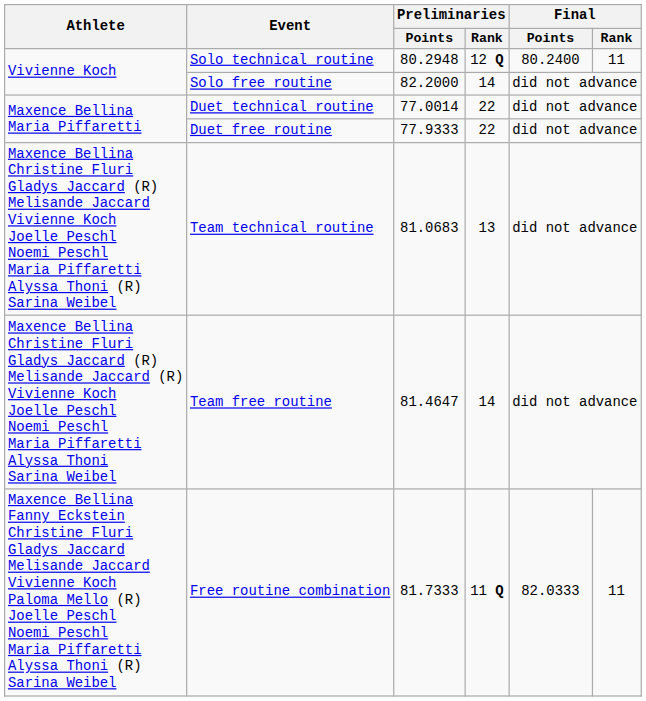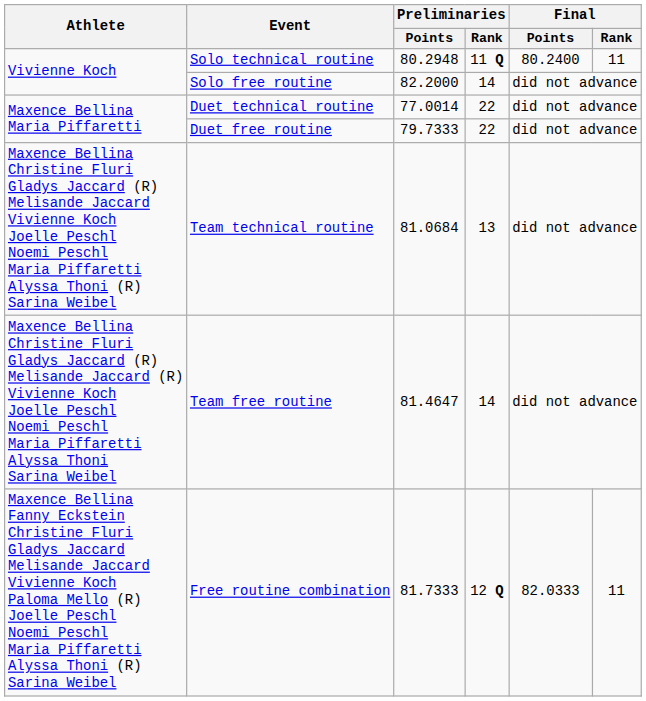(487, 60) 12 Q -> (487, 60) 11 Q
(429, 130) 77.9333 -> (429, 130) 79.7333
(429, 229) 81.0683 -> (429, 229) 81.0684
(487, 592) 11 Q -> (487, 592) 12 Q
